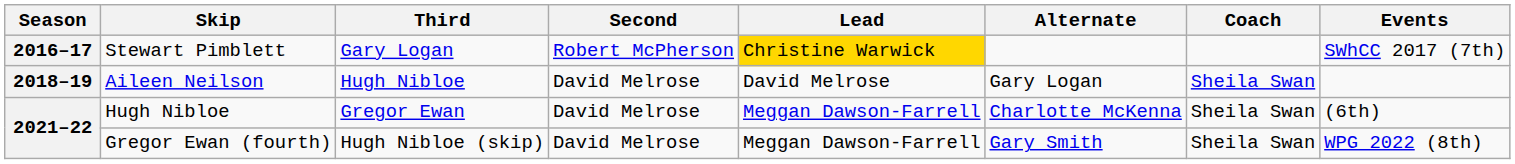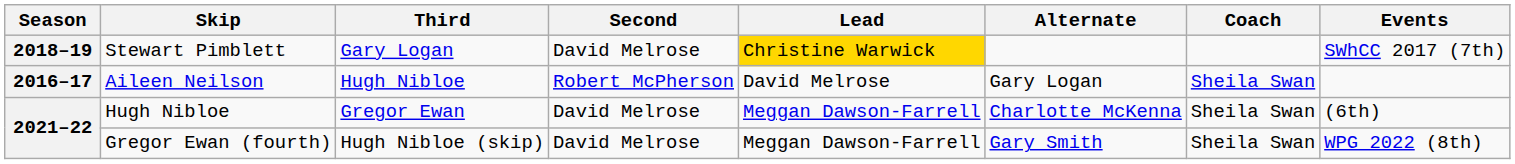(53, 51) 2016–17 -> (53, 51) 2018–19
(644, 51) Robert McPherson -> (627, 51) David Melrose
(53, 82) 2018–19 -> (53, 82) 2016–17
(627, 82) David Melrose -> (644, 82) Robert McPherson
